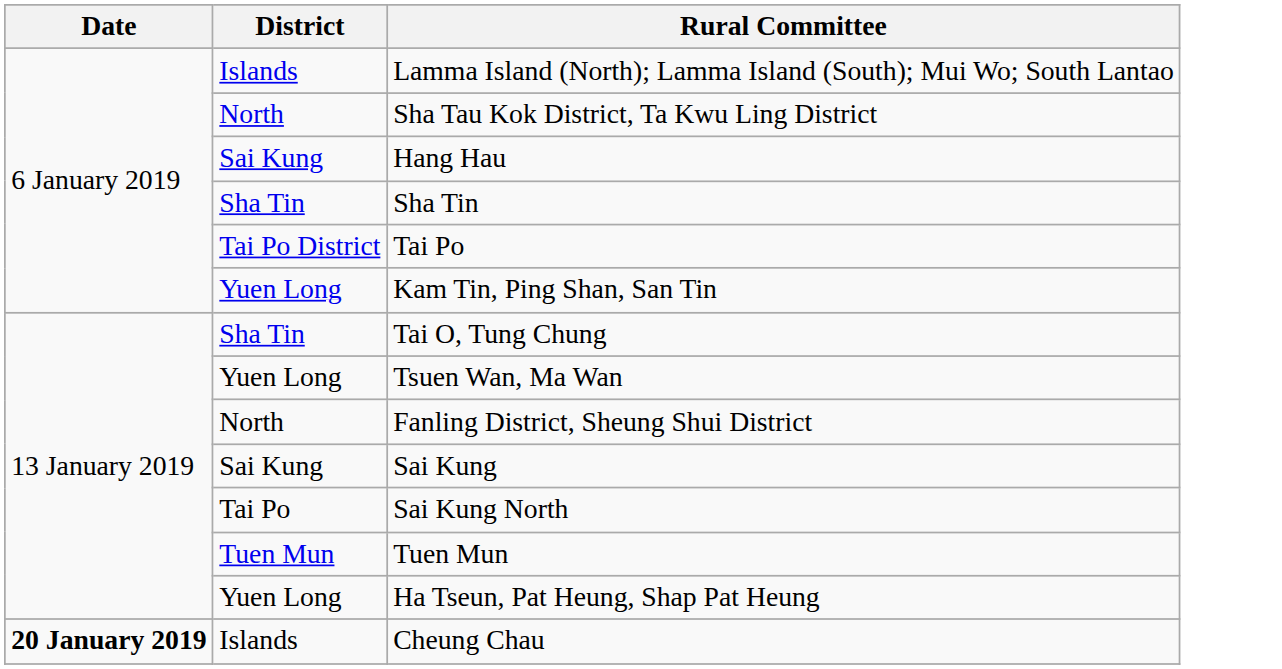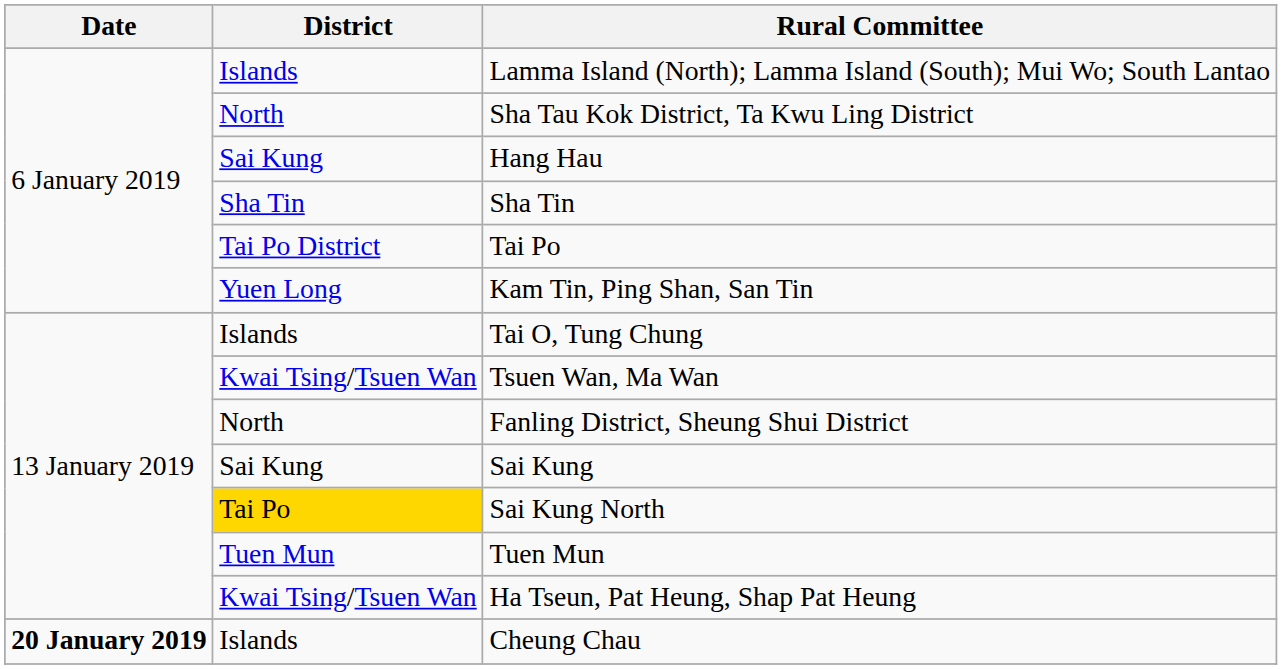(262, 333) Sha Tin -> (259, 333) Islands
(280, 377) Yuen Long -> (348, 377) Kwai Tsing/Tsuen Wan
(255, 509) no background -> (255, 509) gold background
(280, 597) Yuen Long -> (348, 597) Kwai Tsing/Tsuen Wan
